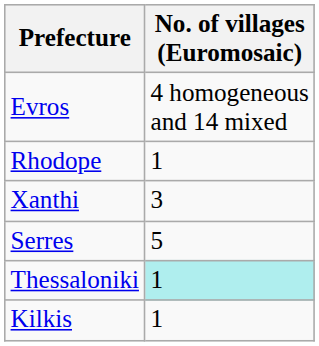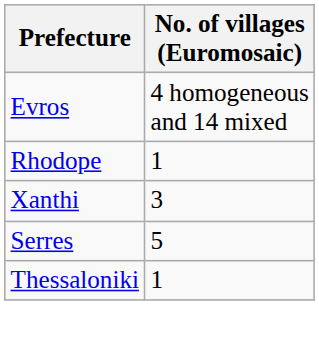(157, 280) paleturquoise background -> (157, 280) no background
- row: (41, 319)
